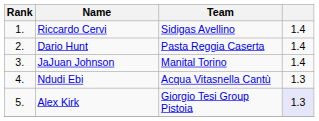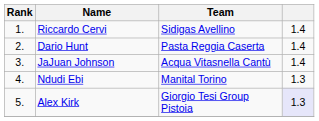(194, 63) Manital Torino -> (216, 63) Acqua Vitasnella Cantù
(216, 79) Acqua Vitasnella Cantù -> (194, 79) Manital Torino
